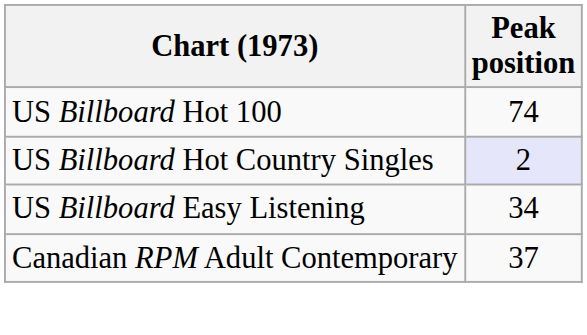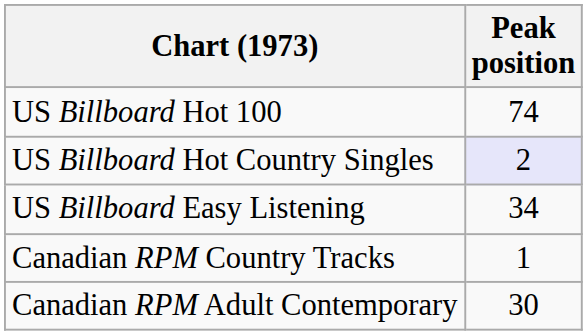+ row: (203, 256)
(523, 256) 37 -> (523, 305) 30
